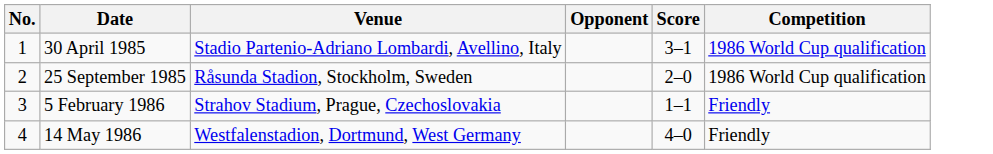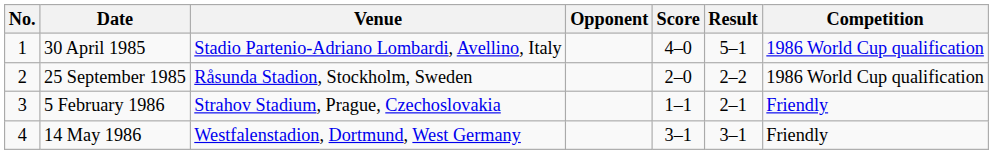+ column: (733, 18)
(678, 47) 3–1 -> (678, 47) 4–0
(678, 134) 4–0 -> (678, 134) 3–1
